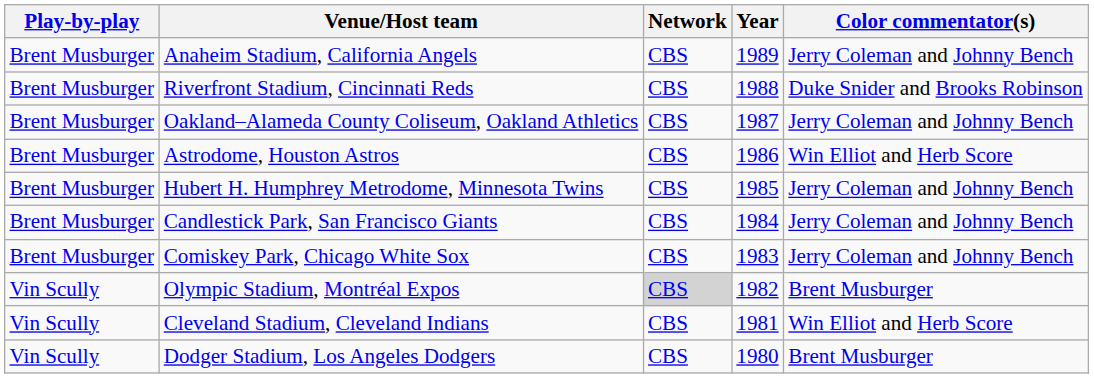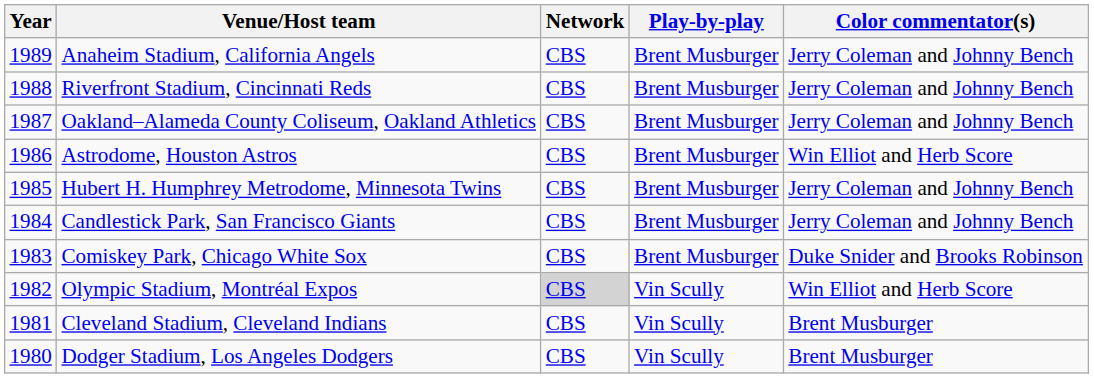columns swapped: (757, 21) <-> (82, 21)
(936, 88) Duke Snider and Brooks Robinson -> (931, 88) Jerry Coleman and Johnny Bench
(931, 255) Jerry Coleman and Johnny Bench -> (936, 255) Duke Snider and Brooks Robinson
(861, 289) Brent Musburger -> (901, 289) Win Elliot and Herb Score
(901, 322) Win Elliot and Herb Score -> (861, 322) Brent Musburger
